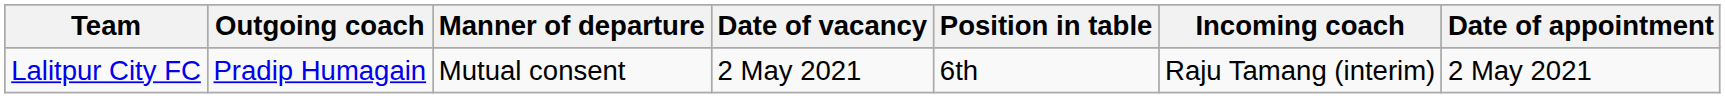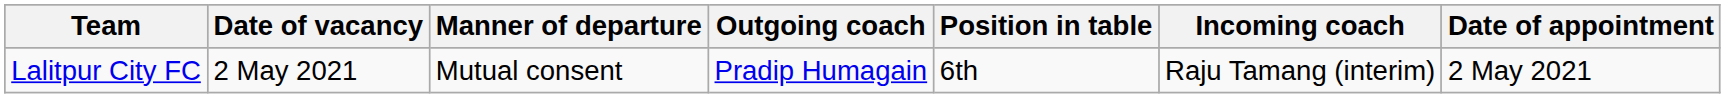columns swapped: (320, 26) <-> (822, 26)
